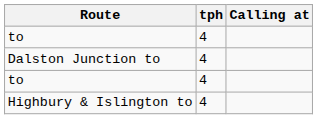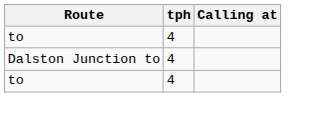- row: (100, 103)
